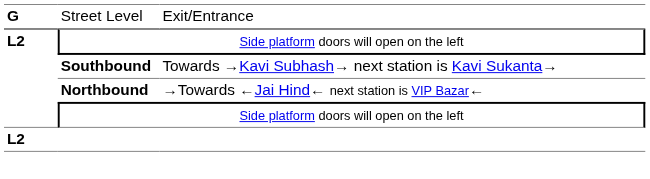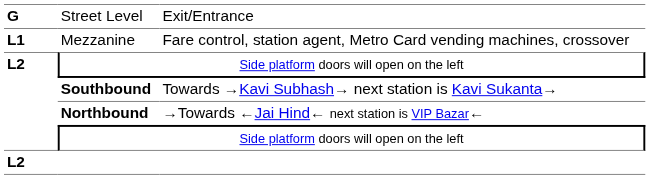+ row: (98, 40)
